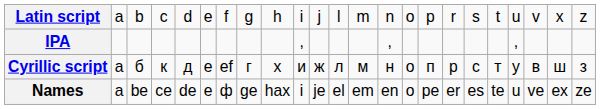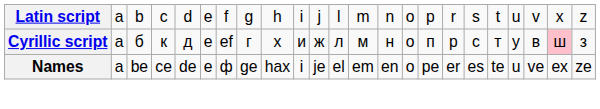- row: (58, 41)
(560, 66) no background -> (560, 41) pink background
